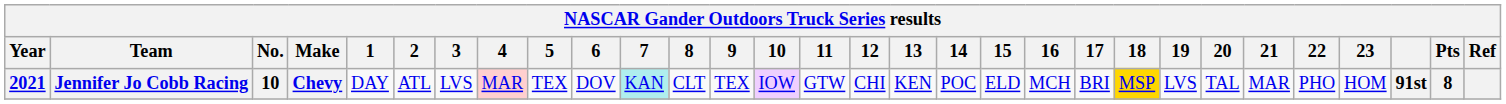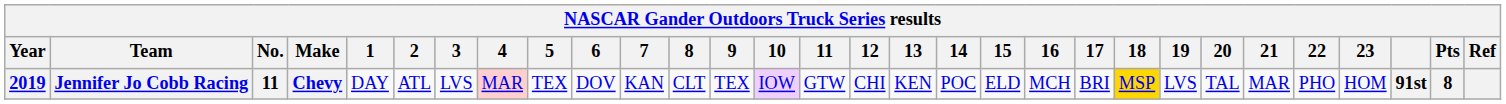(27, 83) 2021 -> (27, 83) 2019
(270, 83) 10 -> (270, 83) 11
(644, 83) paleturquoise background -> (644, 83) no background
